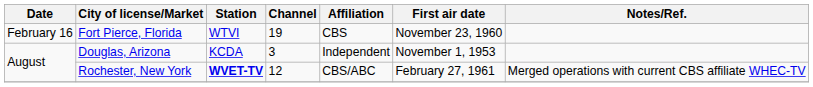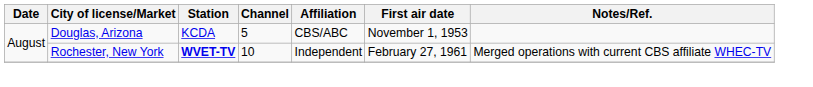- row: (130, 33)
(272, 52) 3 -> (244, 33) 5
(356, 52) Independent -> (321, 33) CBS/ABC
(275, 71) 12 -> (248, 52) 10
(349, 71) CBS/ABC -> (328, 52) Independent
